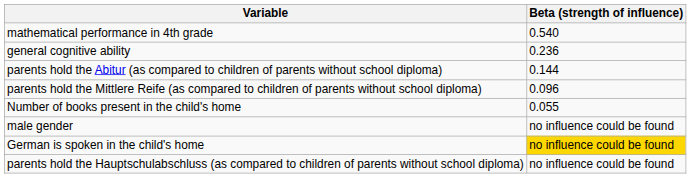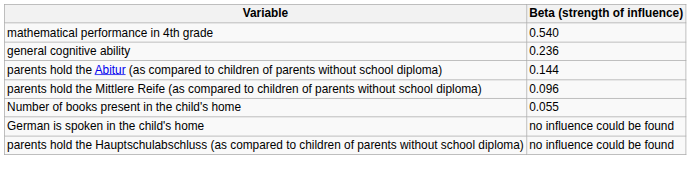- row: (40, 126)
(602, 145) gold background -> (602, 126) no background
